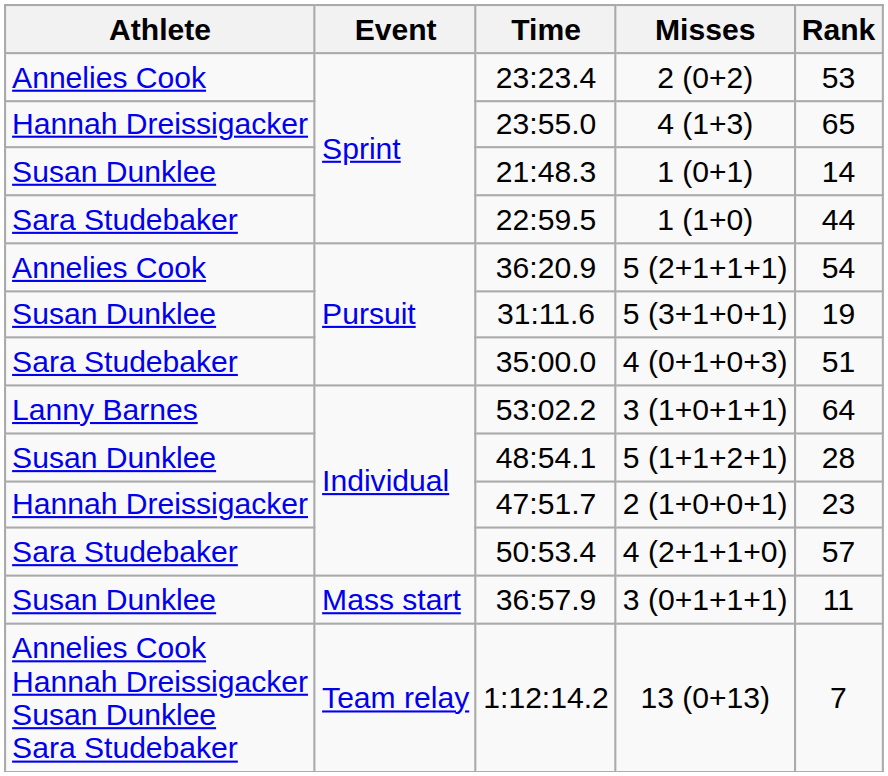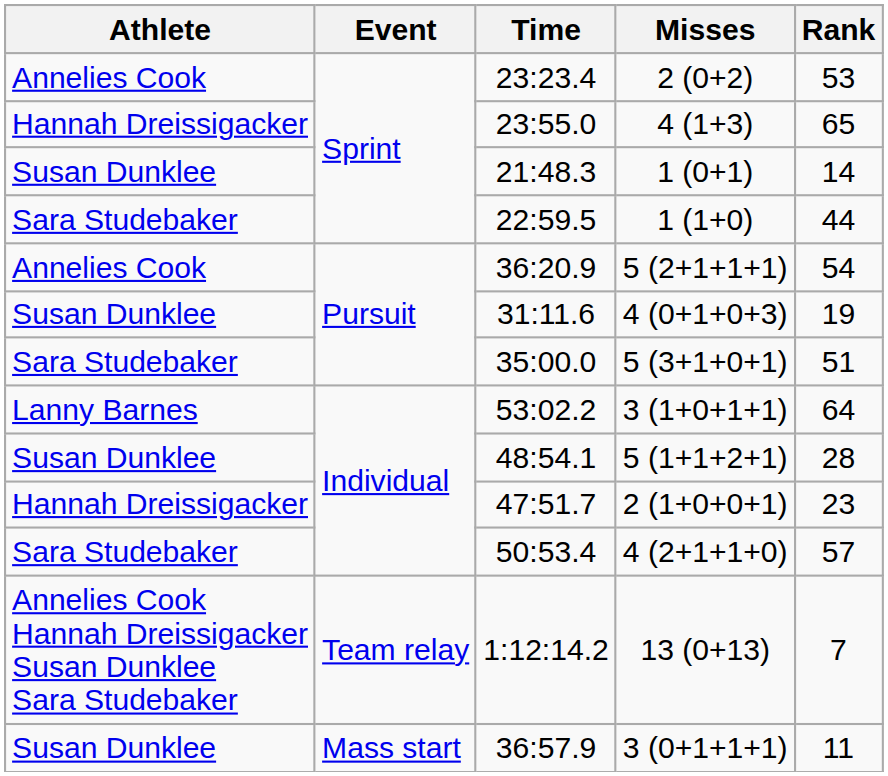(705, 314) 5 (3+1+0+1) -> (705, 314) 4 (0+1+0+3)
(705, 362) 4 (0+1+0+3) -> (705, 362) 5 (3+1+0+1)
rows swapped: (546, 600) <-> (546, 697)
